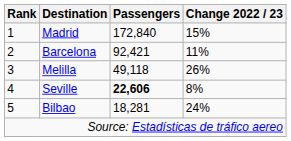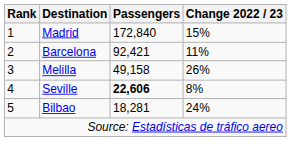(131, 70) 49,118 -> (131, 70) 49,158
